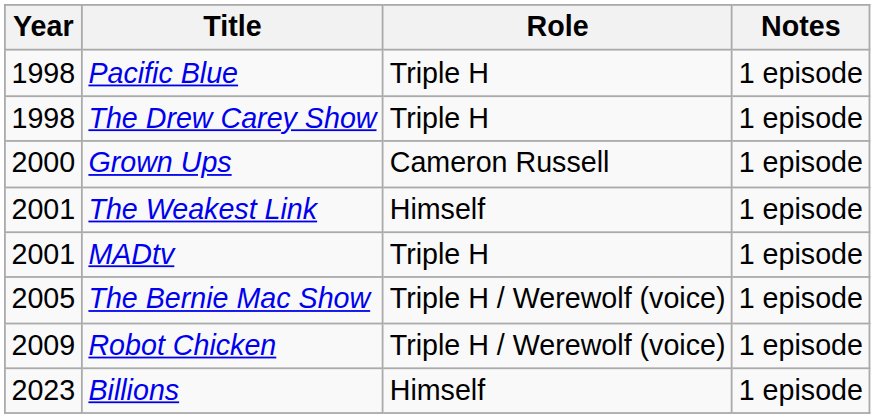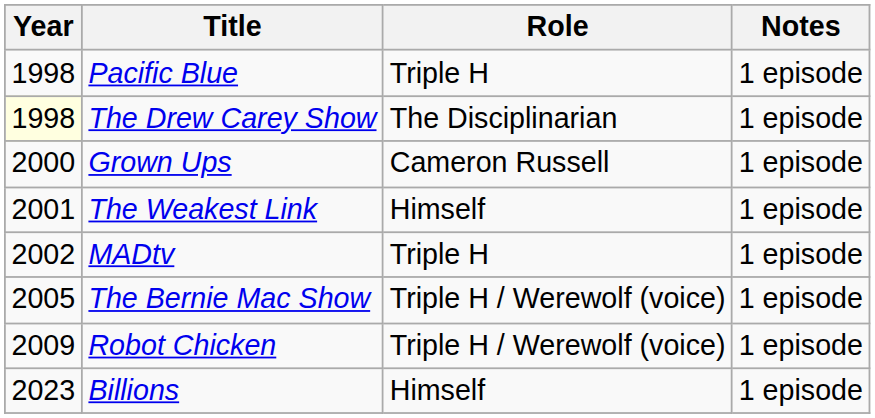(43, 118) no background -> (43, 118) lightyellow background
(439, 118) Triple H -> (504, 118) The Disciplinarian
(43, 254) 2001 -> (43, 254) 2002
